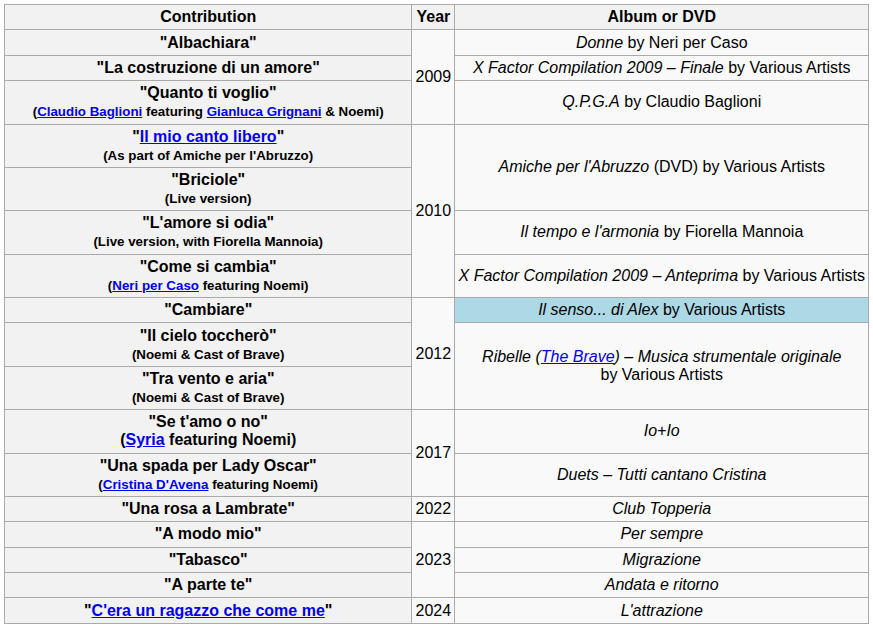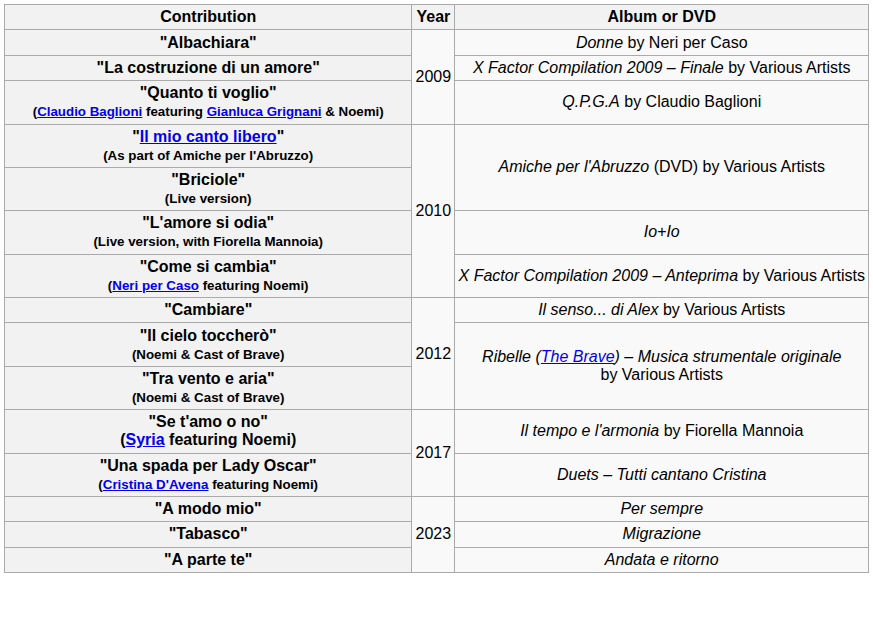(662, 232) Il tempo e l'armonia by Fiorella Mannoia -> (662, 232) Io+Io
(662, 310) lightblue background -> (662, 310) no background
(662, 431) Io+Io -> (662, 431) Il tempo e l'armonia by Fiorella Mannoia
- row: (208, 509)
- row: (208, 610)
